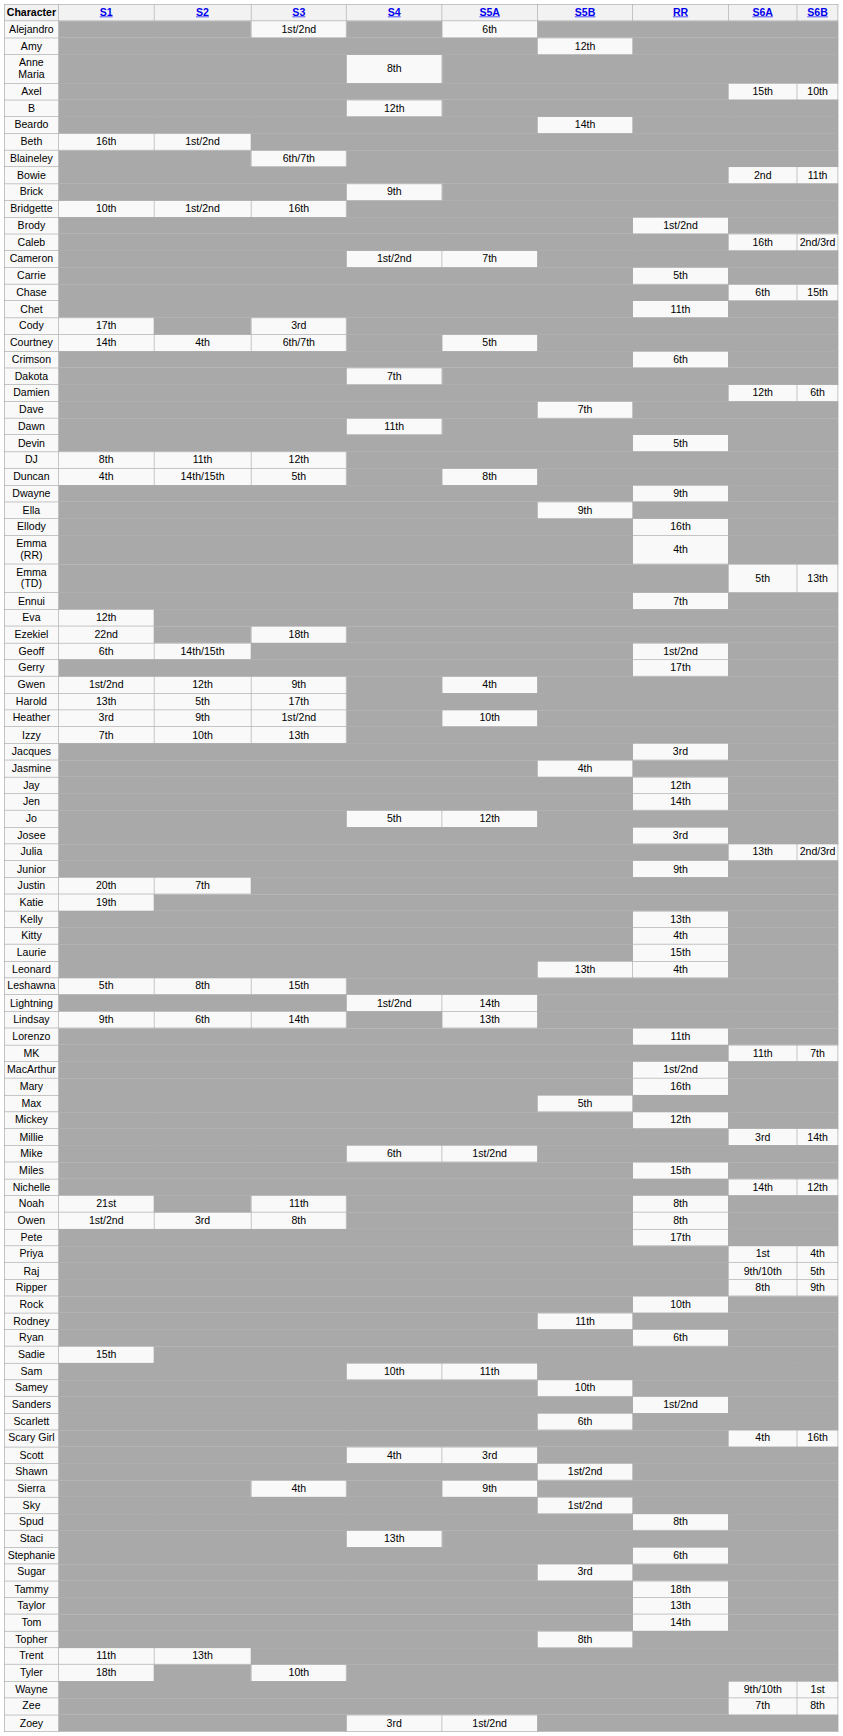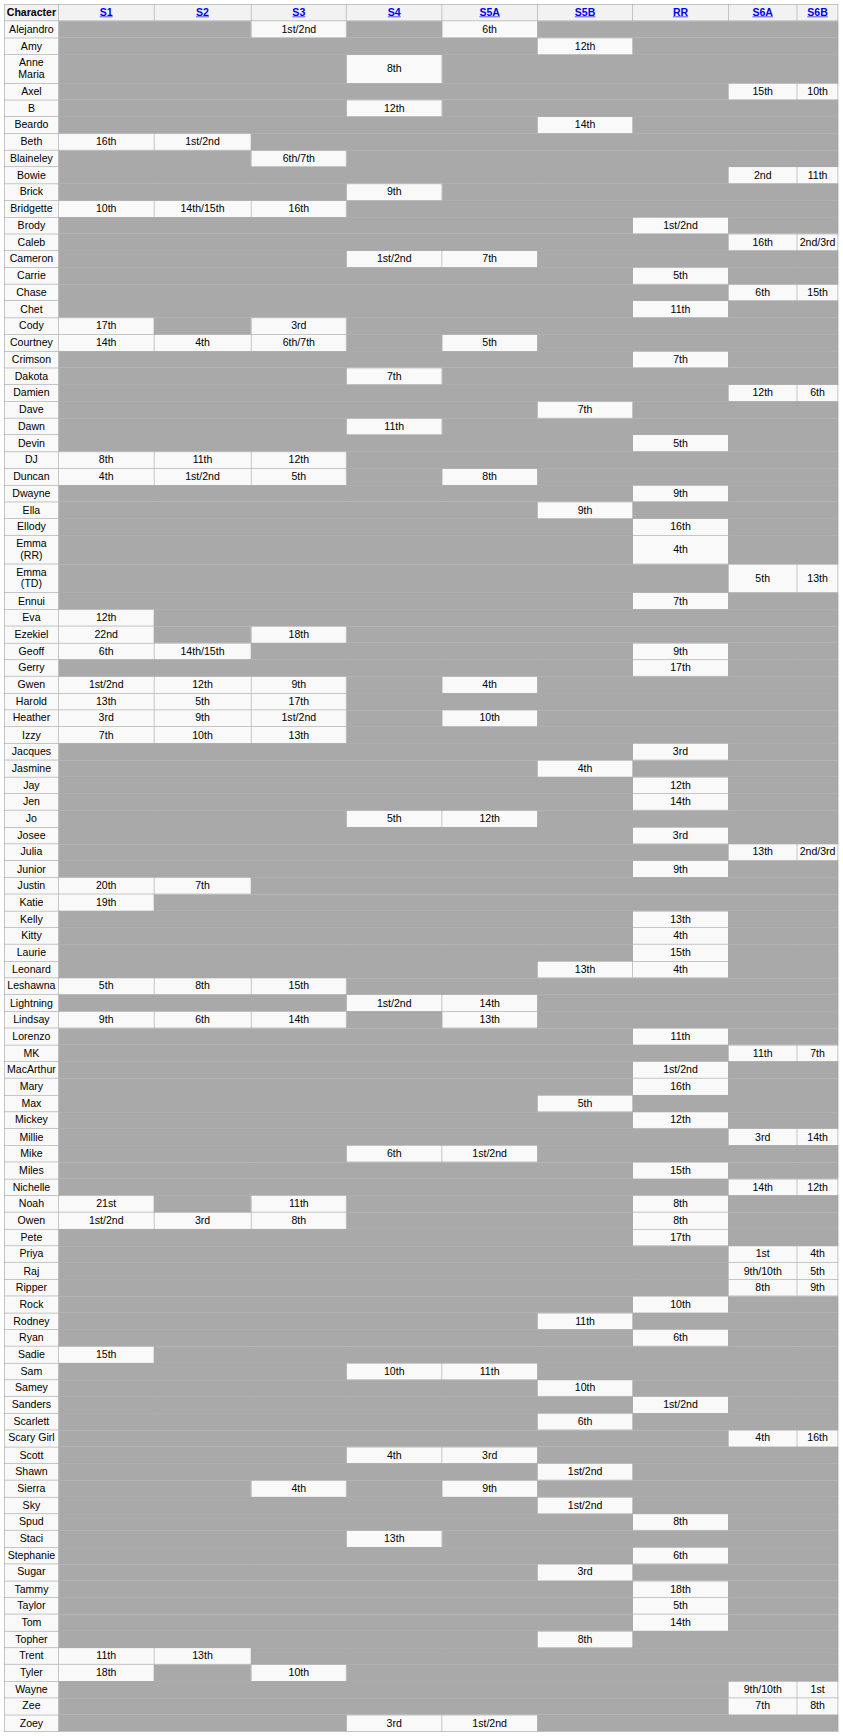(203, 208) 1st/2nd -> (203, 208) 14th/15th
(681, 359) 6th -> (681, 359) 7th
(203, 476) 14th/15th -> (203, 476) 1st/2nd
(681, 651) 1st/2nd -> (681, 651) 9th
(681, 1606) 13th -> (681, 1606) 5th
